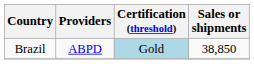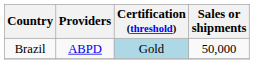(219, 48) 38,850 -> (219, 48) 50,000
